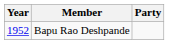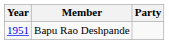(18, 30) 1952 -> (18, 30) 1951
